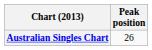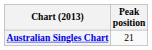(129, 38) 26 -> (129, 38) 21
